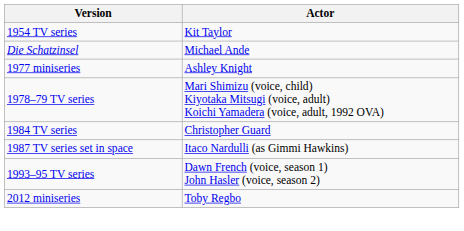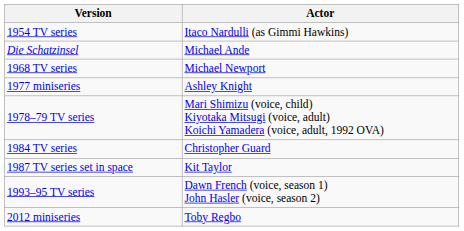(208, 31) Kit Taylor -> (266, 31) Itaco Nardulli (as Gimmi Hawkins)
+ row: (42, 68)
(266, 149) Itaco Nardulli (as Gimmi Hawkins) -> (208, 167) Kit Taylor
